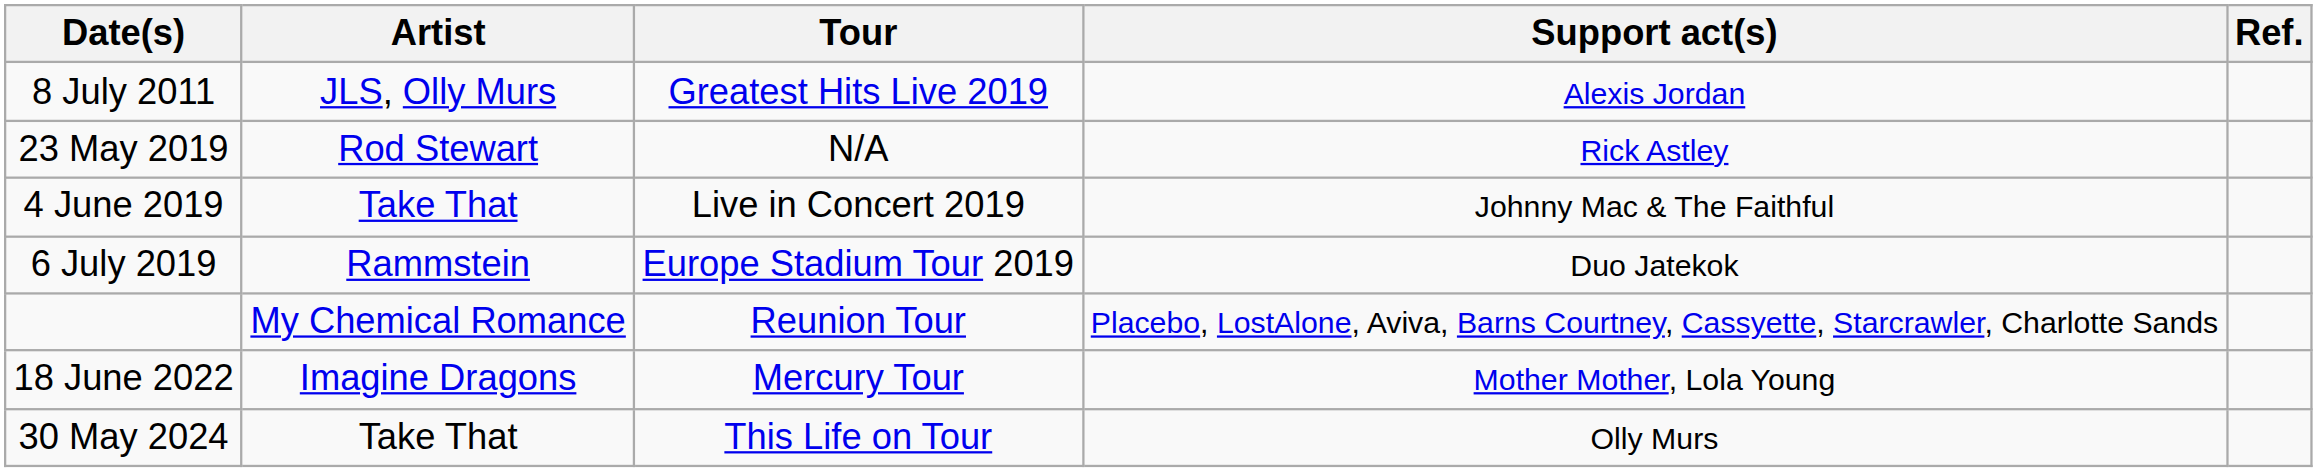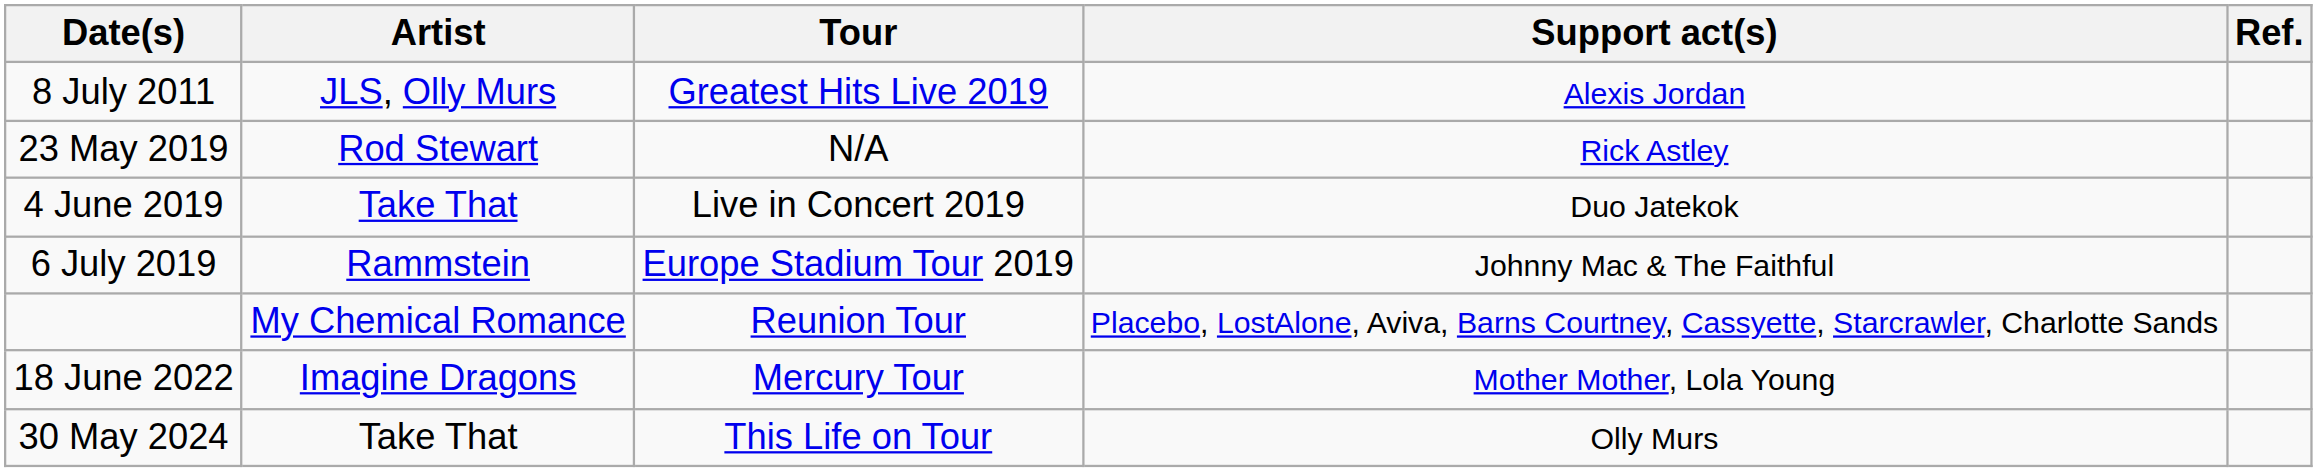(1654, 208) Johnny Mac & The Faithful -> (1654, 208) Duo Jatekok
(1654, 265) Duo Jatekok -> (1654, 265) Johnny Mac & The Faithful
